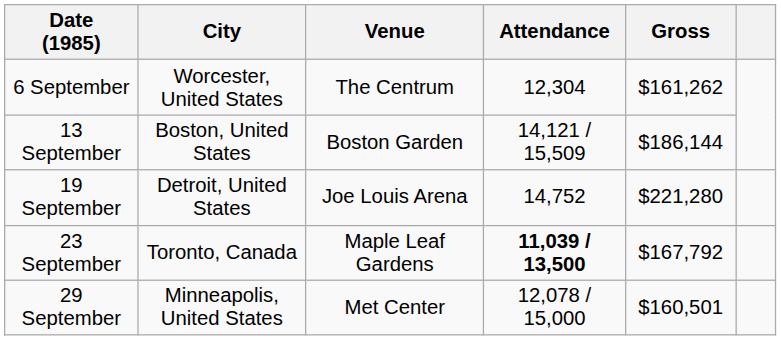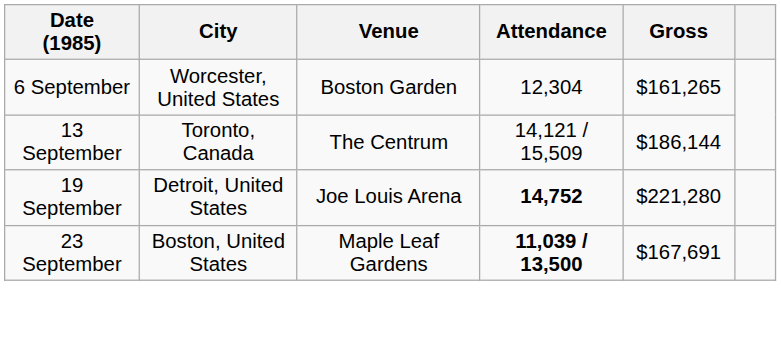(395, 87) The Centrum -> (389, 87) Boston Garden
(681, 87) $161,262 -> (679, 87) $161,265
(222, 142) Boston, United States -> (218, 142) Toronto, Canada
(395, 142) Boston Garden -> (389, 142) The Centrum
(554, 197) normal -> (551, 197) bold
(222, 252) Toronto, Canada -> (218, 252) Boston, United States
(681, 252) $167,792 -> (679, 252) $167,691
- row: (71, 307)
